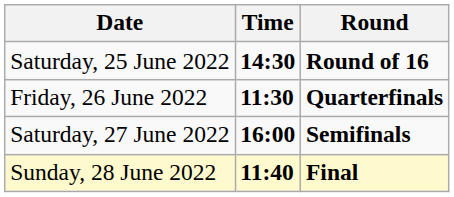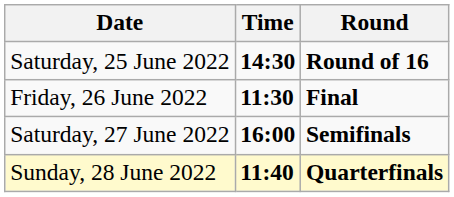(375, 97) Quarterfinals -> (332, 97) Final
(332, 172) Final -> (375, 172) Quarterfinals
